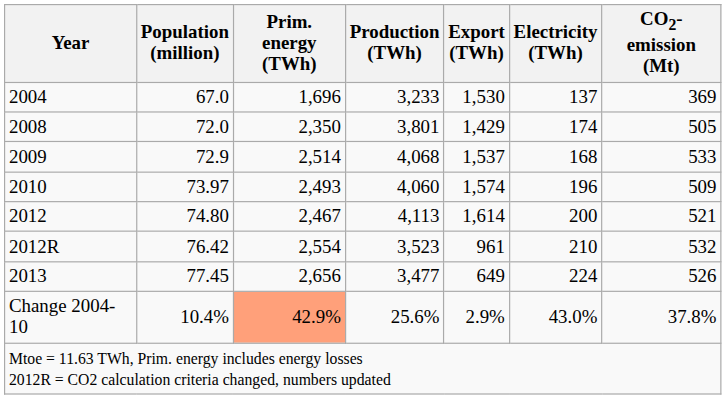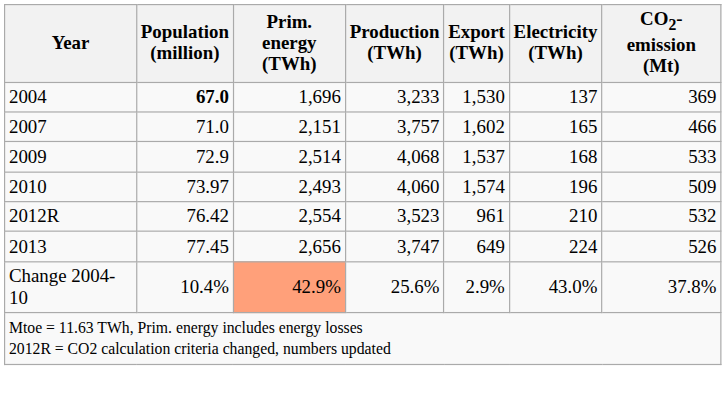(212, 96) normal -> (212, 96) bold
+ row: (28, 126)
- row: (28, 126)
- row: (28, 216)
(418, 276) 3,477 -> (418, 246) 3,747
